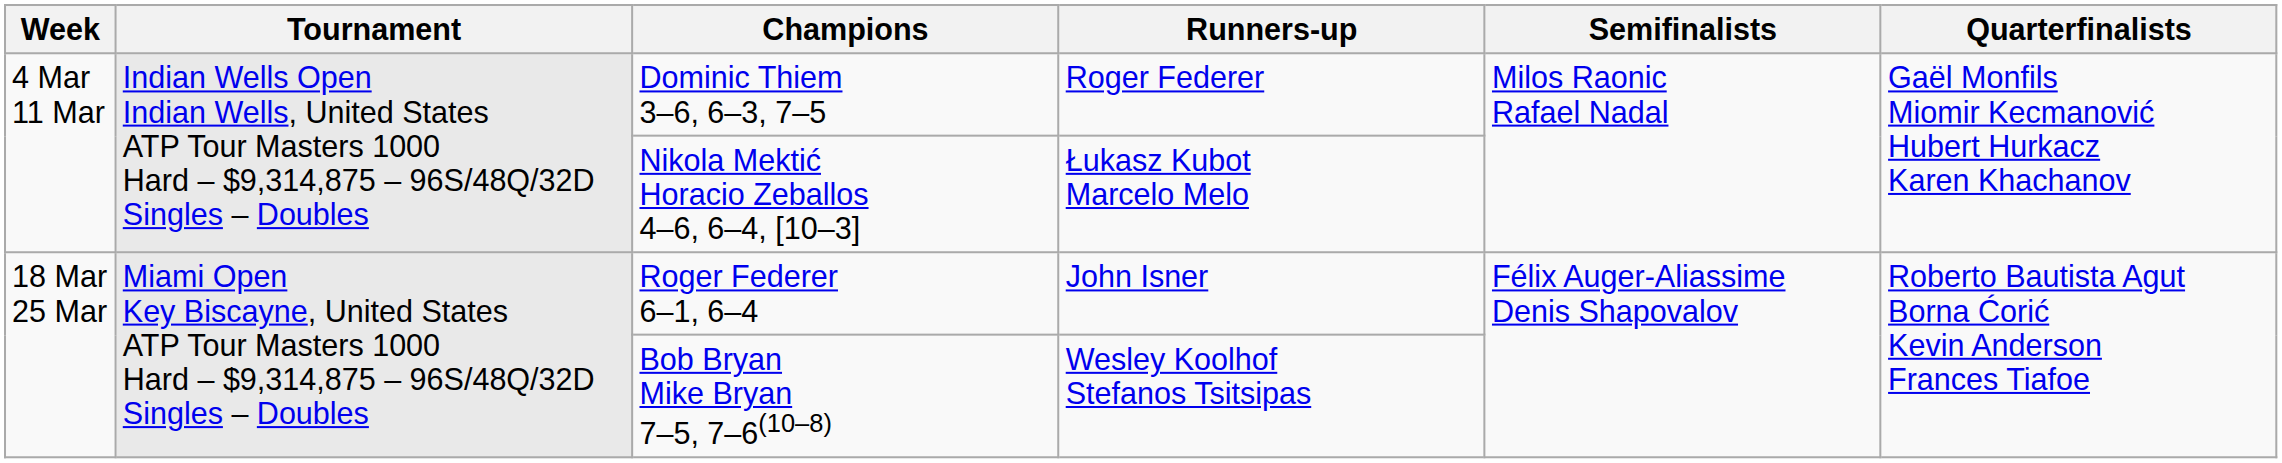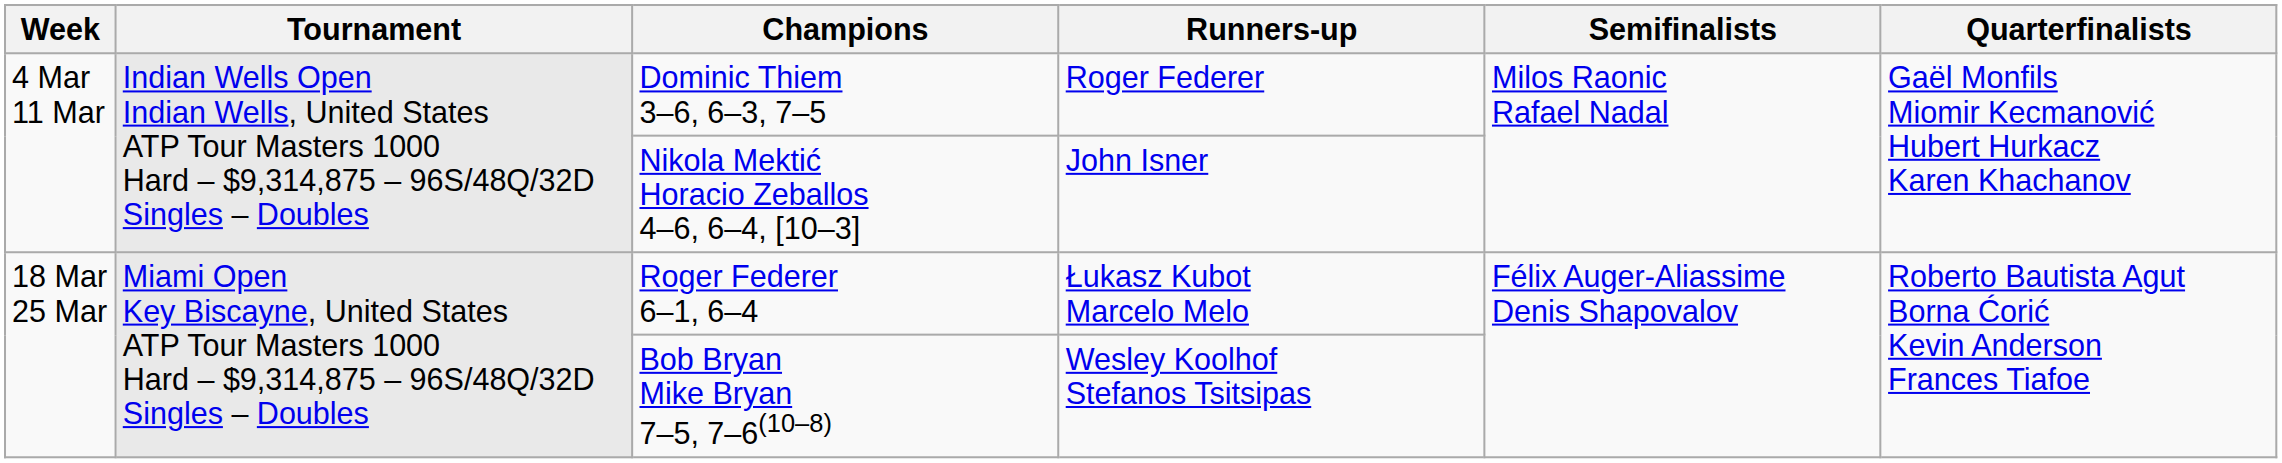(1158, 177) Łukasz Kubot Marcelo Melo -> (1137, 160) John Isner
(1137, 277) John Isner -> (1158, 294) Łukasz Kubot Marcelo Melo
